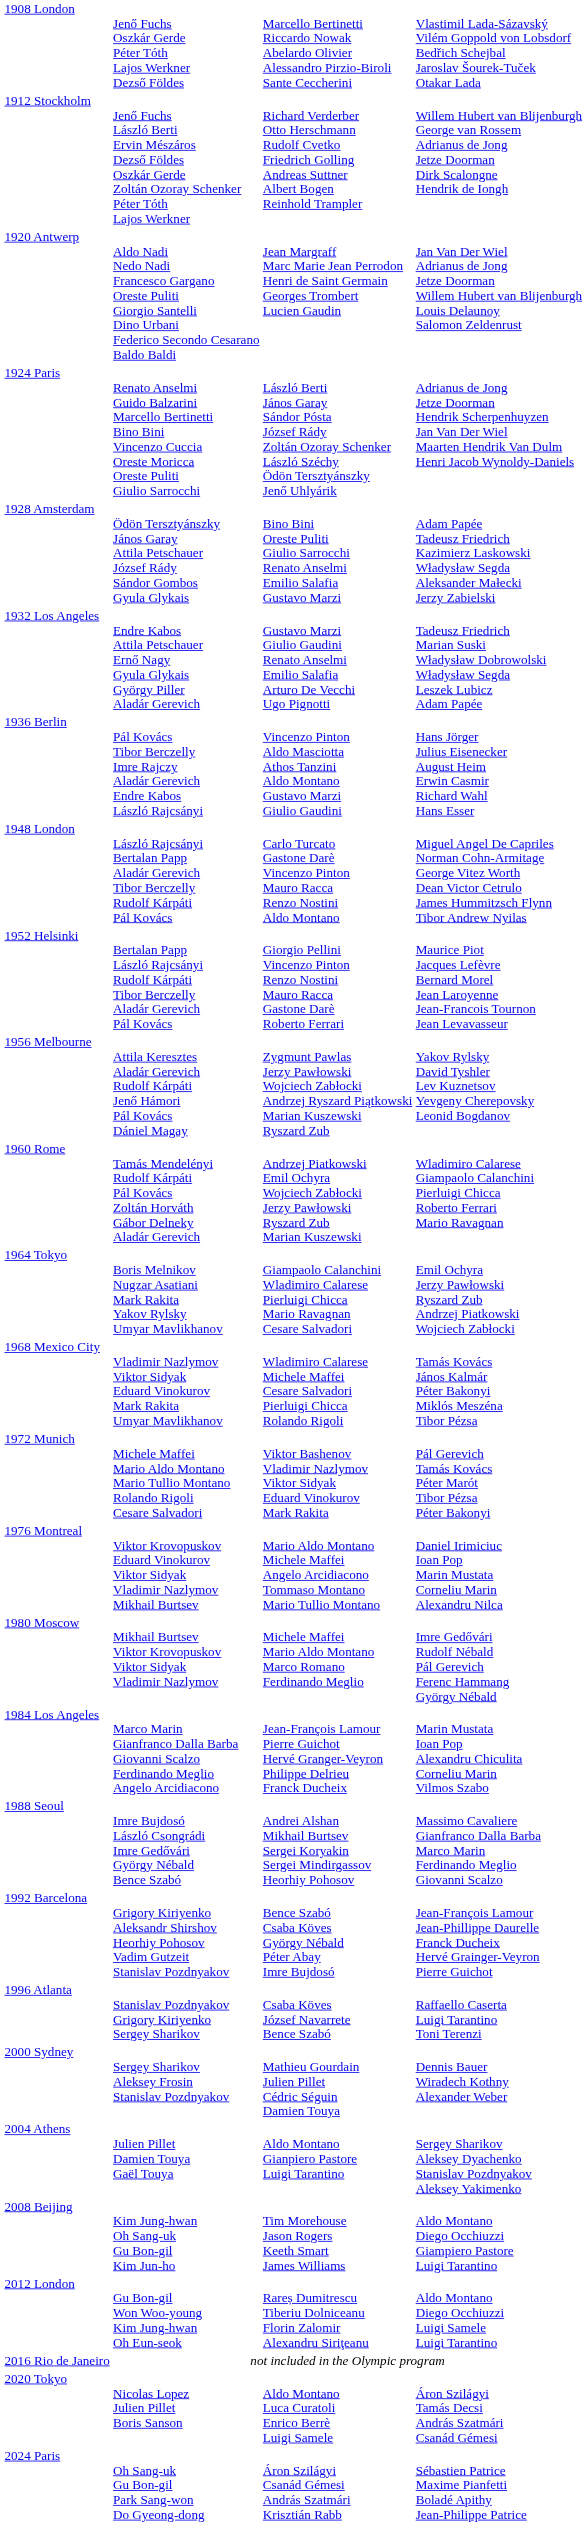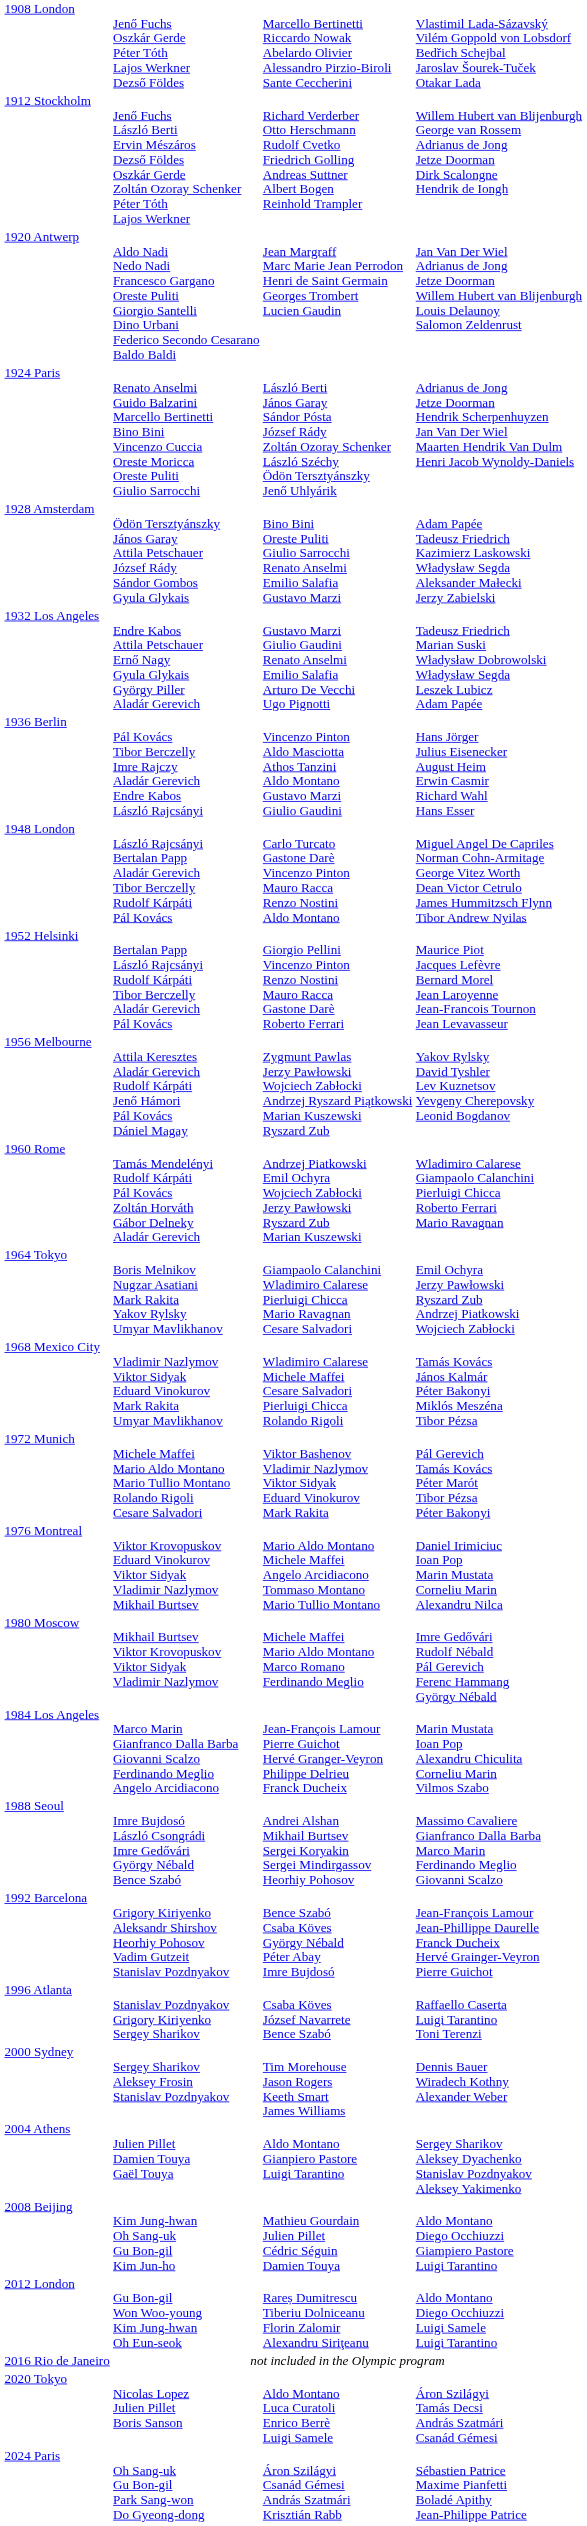(311, 2089) Mathieu Gourdain Julien Pillet Cédric Séguin Damien Touya -> (305, 2089) Tim Morehouse Jason Rogers Keeth Smart James Williams
(305, 2243) Tim Morehouse Jason Rogers Keeth Smart James Williams -> (311, 2243) Mathieu Gourdain Julien Pillet Cédric Séguin Damien Touya
